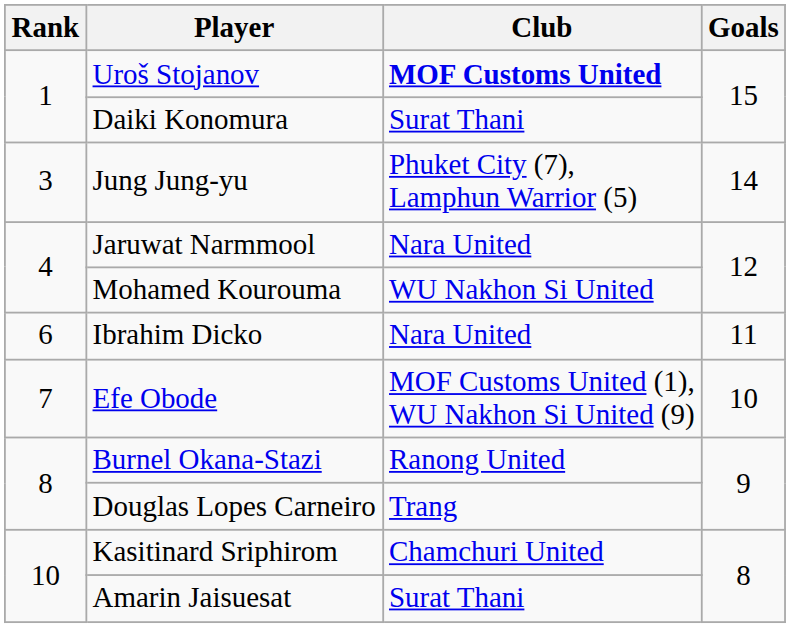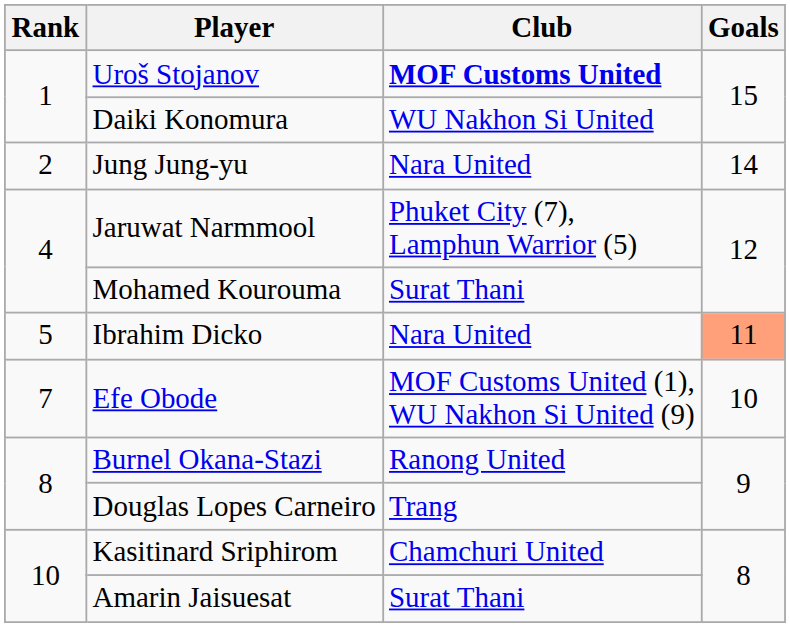(457, 119) Surat Thani -> (521, 119) WU Nakhon Si United
(45, 181) 3 -> (45, 165) 2
(513, 181) Phuket City (7), Lamphun Warrior (5) -> (460, 165) Nara United
(460, 243) Nara United -> (513, 227) Phuket City (7), Lamphun Warrior (5)
(521, 289) WU Nakhon Si United -> (457, 289) Surat Thani
(45, 335) 6 -> (45, 335) 5
(743, 335) no background -> (743, 335) lightsalmon background
